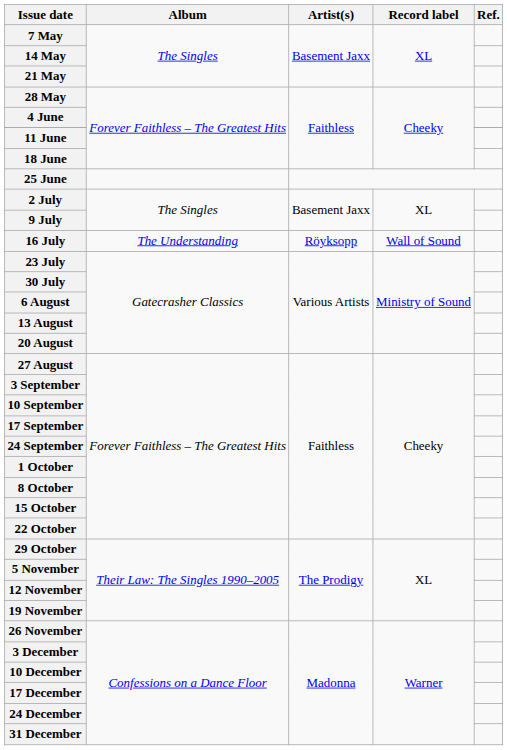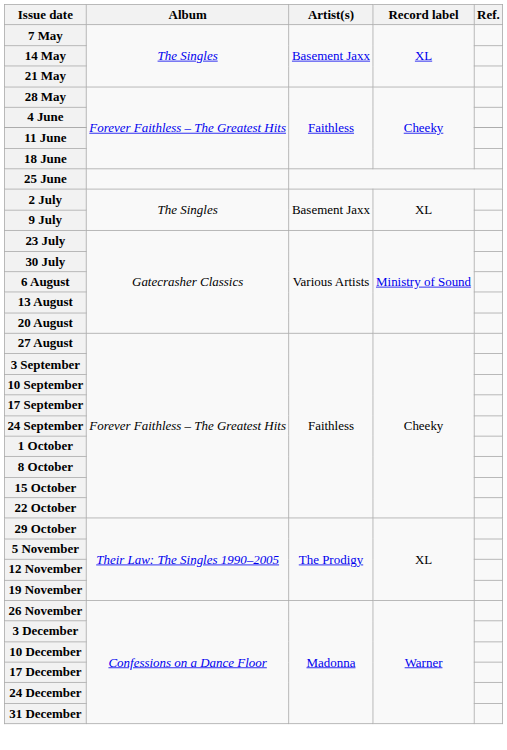- row: (45, 240)
